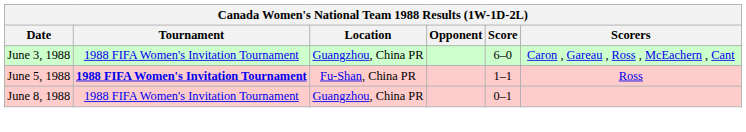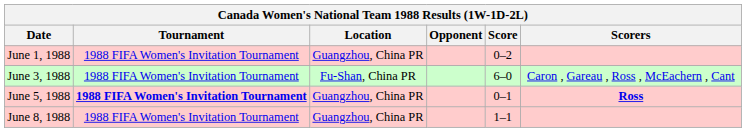+ row: (39, 55)
(368, 55) Guangzhou, China PR -> (368, 76) Fu-Shan, China PR
(368, 76) Fu-Shan, China PR -> (368, 96) Guangzhou, China PR
(503, 76) 1–1 -> (503, 96) 0–1
(631, 76) normal -> (631, 96) bold
(503, 96) 0–1 -> (503, 117) 1–1
